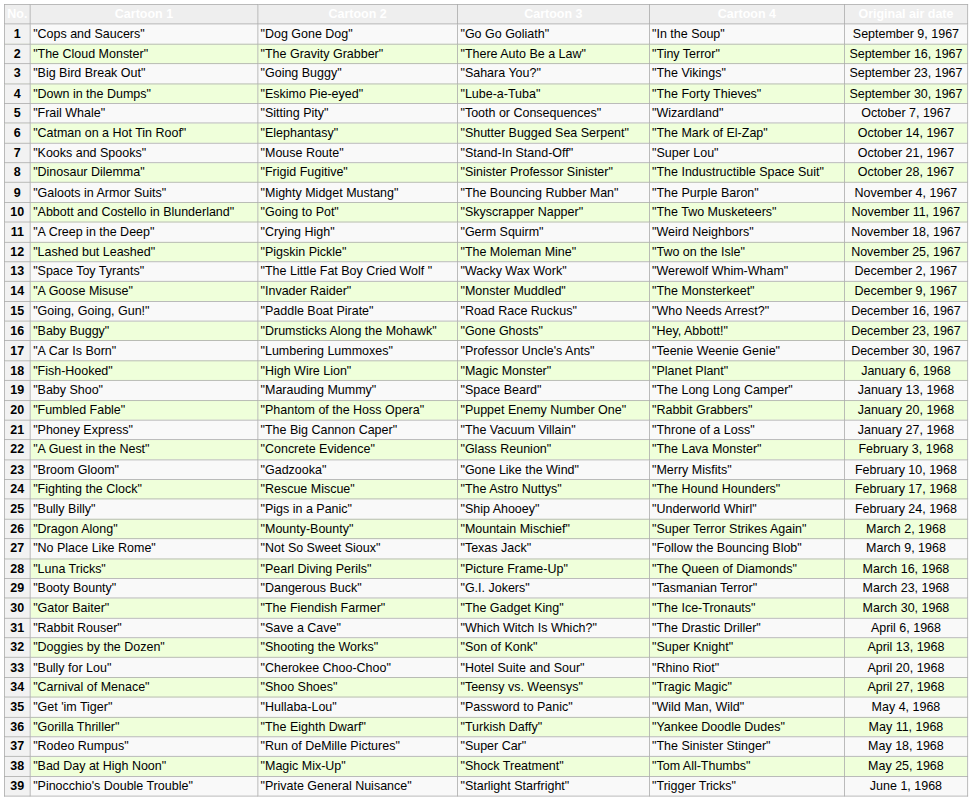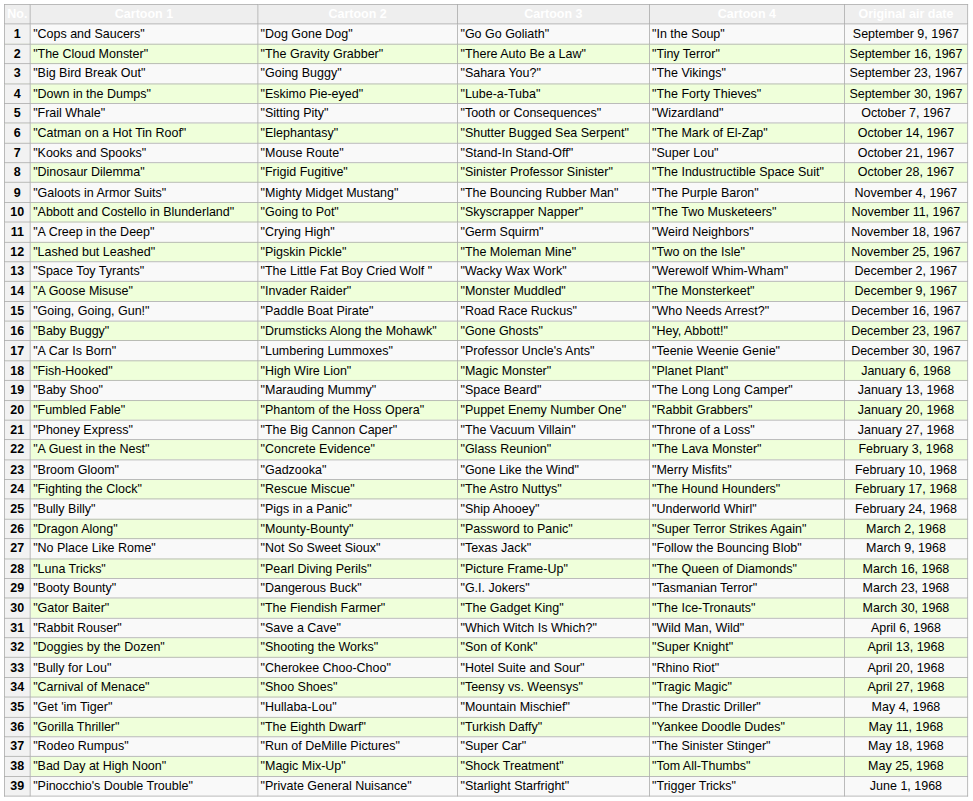(515, 529) "Mountain Mischief" -> (517, 529) "Password to Panic"
(706, 627) "The Drastic Driller" -> (698, 627) "Wild Man, Wild"
(517, 707) "Password to Panic" -> (515, 707) "Mountain Mischief"
(698, 707) "Wild Man, Wild" -> (706, 707) "The Drastic Driller"
